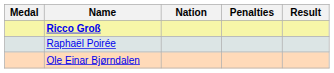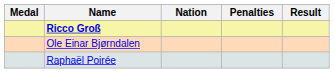rows swapped: (81, 45) <-> (93, 60)
